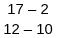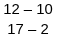rows swapped: (28, 8) <-> (28, 29)
